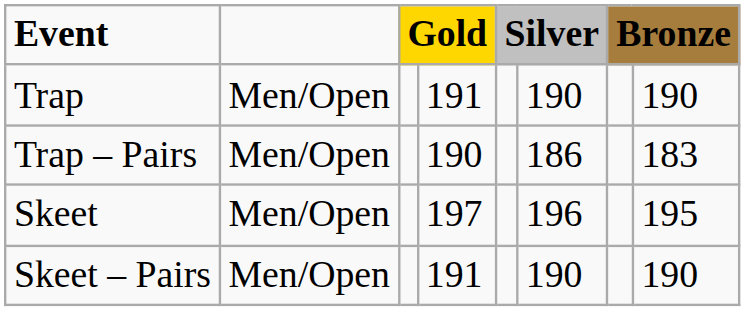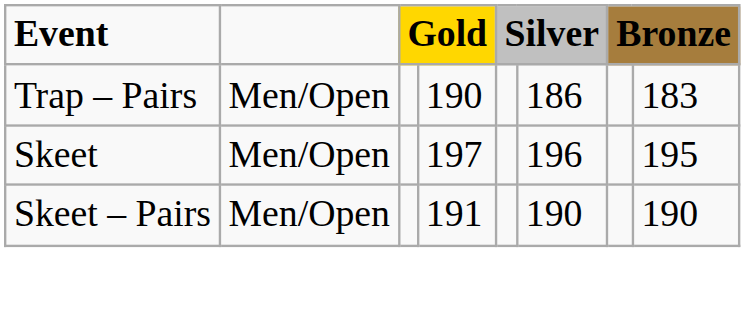- row: (49, 94)
